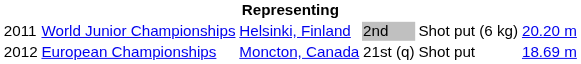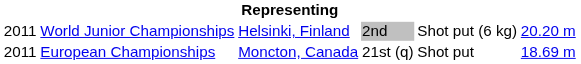(21, 52) 2012 -> (20, 52) 2011
